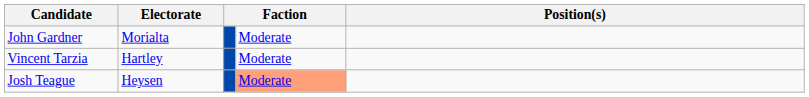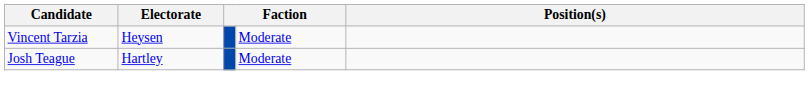- row: (45, 37)
(142, 59) Hartley -> (142, 37) Heysen
(142, 80) Heysen -> (142, 59) Hartley
(265, 80) lightsalmon background -> (265, 59) no background
